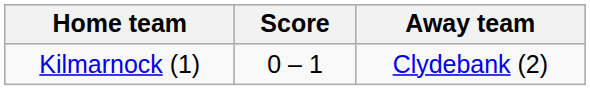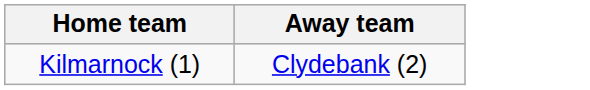- column: (295, 24)
